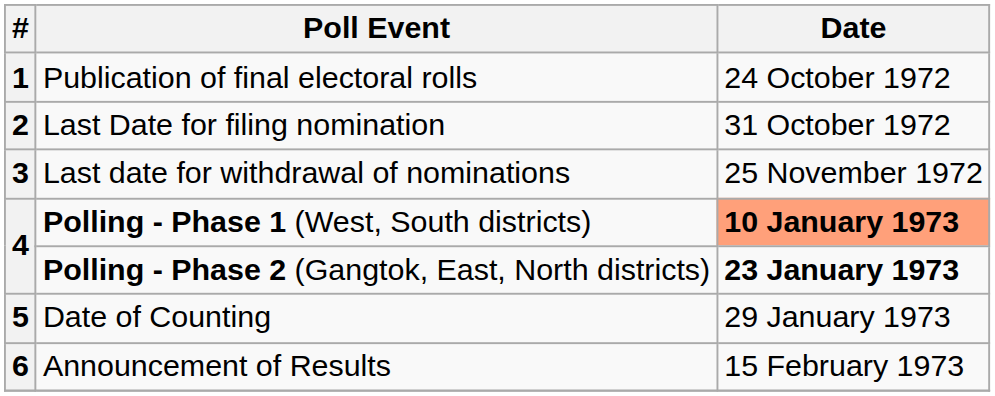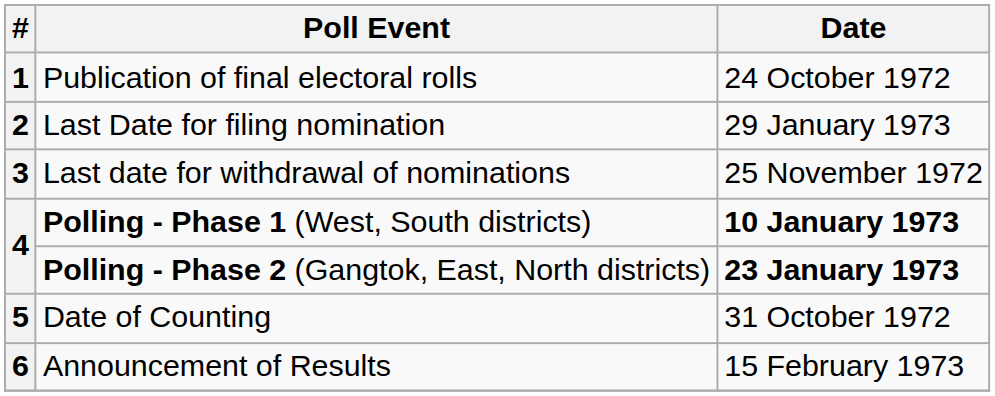(837, 125) 31 October 1972 -> (837, 125) 29 January 1973
(842, 221) lightsalmon background -> (842, 221) no background
(837, 317) 29 January 1973 -> (837, 317) 31 October 1972
